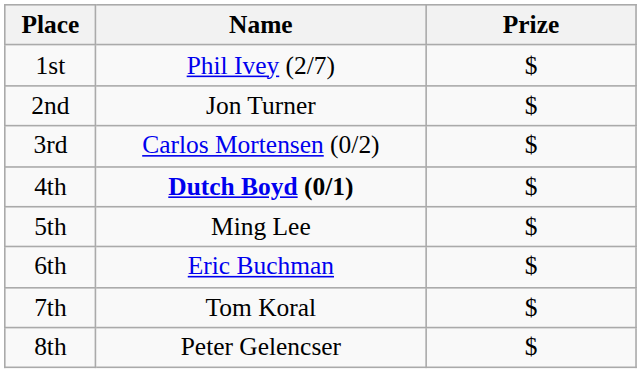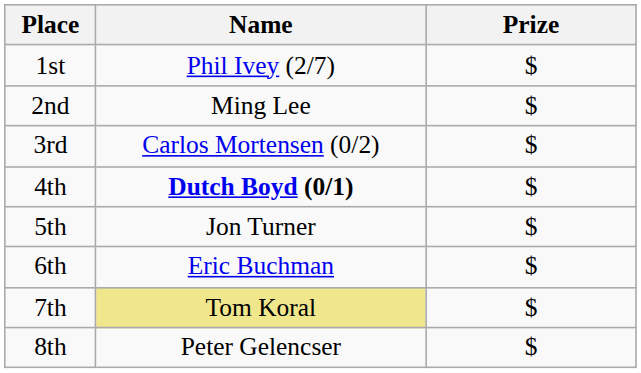(261, 105) Jon Turner -> (261, 105) Ming Lee
(261, 226) Ming Lee -> (261, 226) Jon Turner
(261, 307) no background -> (261, 307) khaki background
